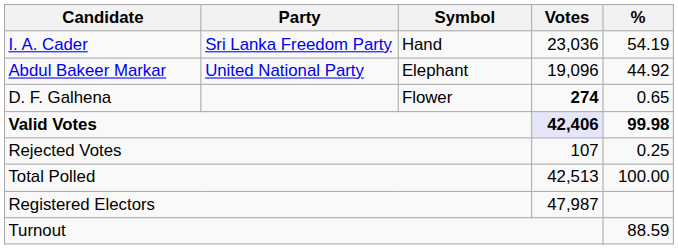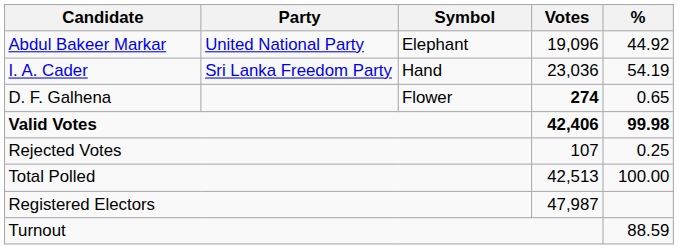rows swapped: (48, 44) <-> (87, 71)
(573, 124) lavender background -> (573, 124) no background
